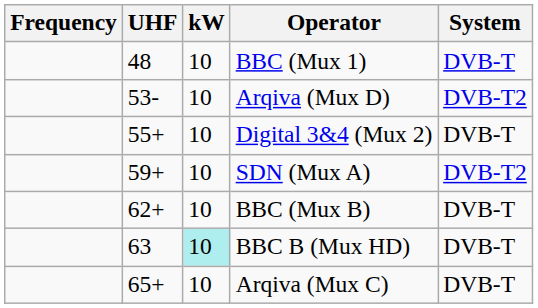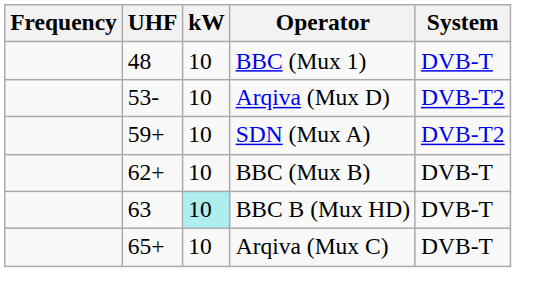- row: (334, 135)
